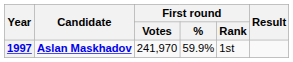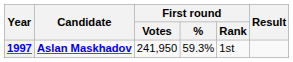(157, 48) 241,970 -> (157, 48) 241,950
(198, 48) 59.9% -> (198, 48) 59.3%
